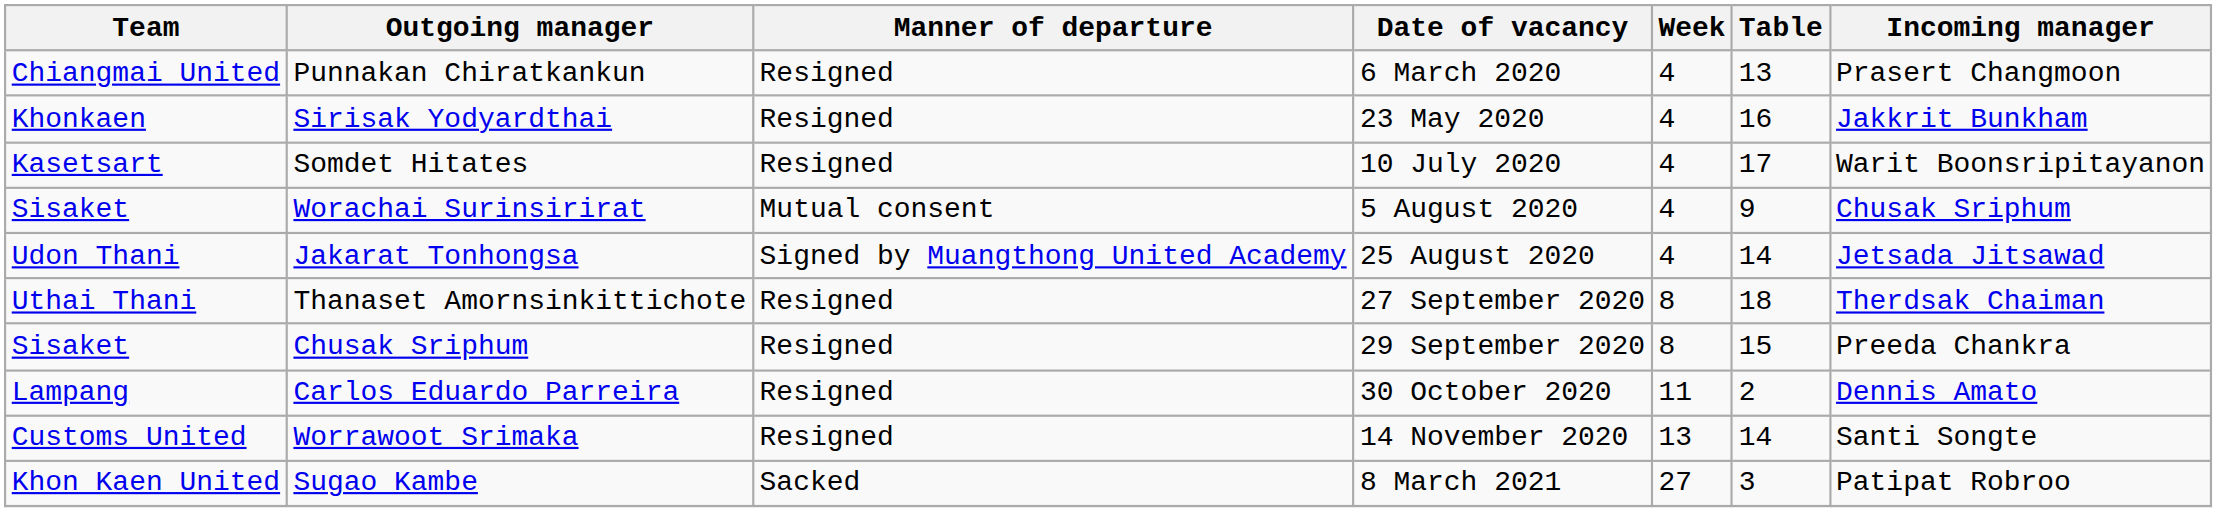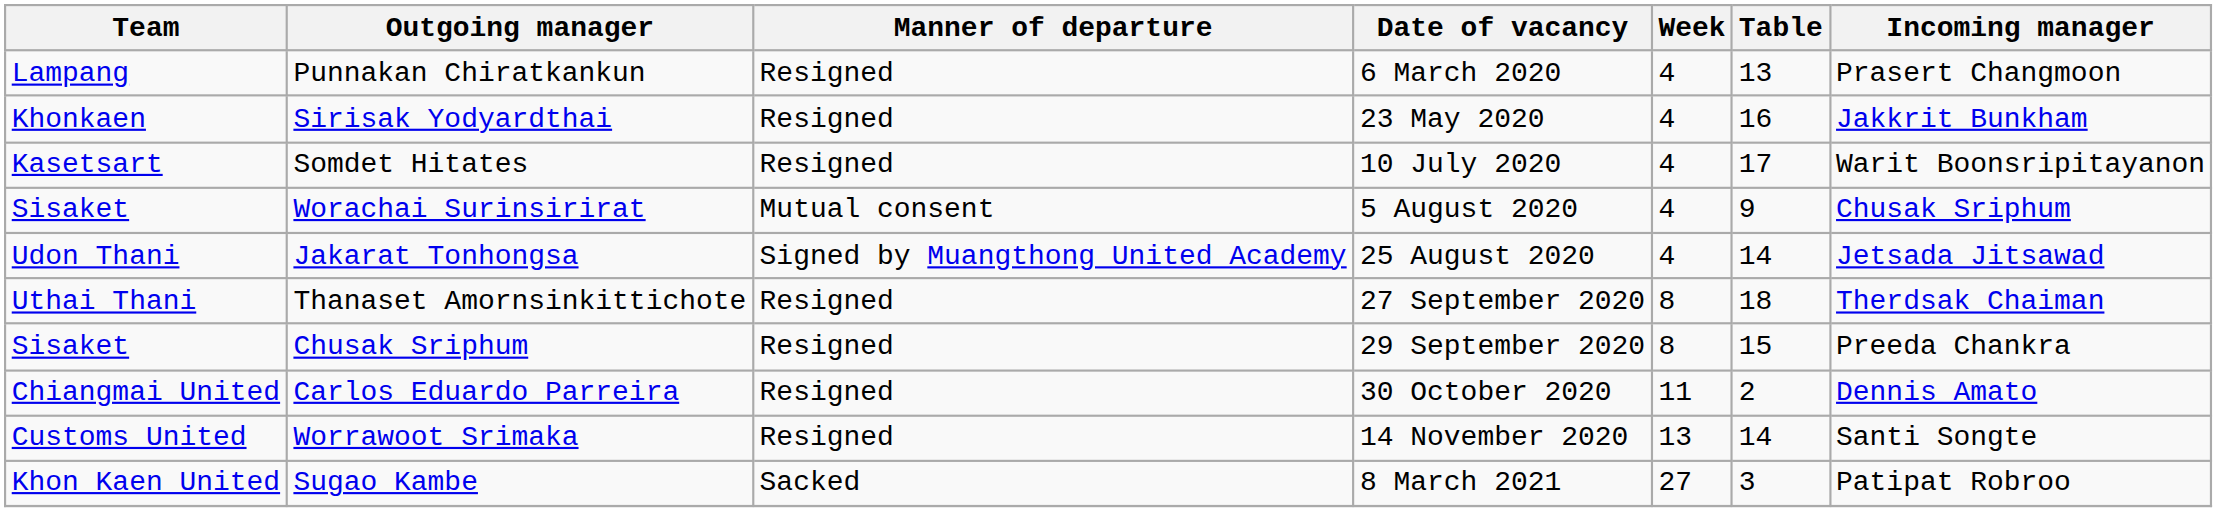(146, 73) Chiangmai United -> (70, 73) Lampang
(70, 392) Lampang -> (146, 392) Chiangmai United
